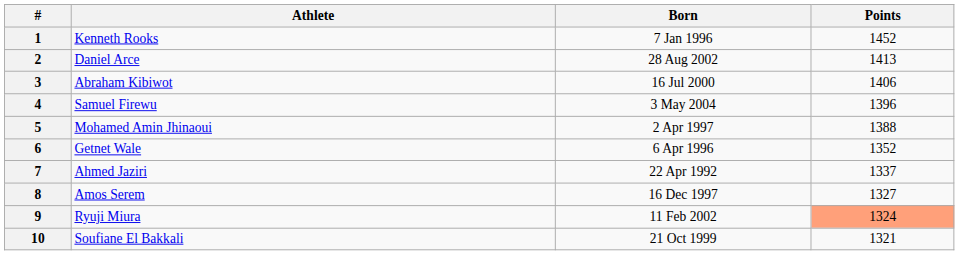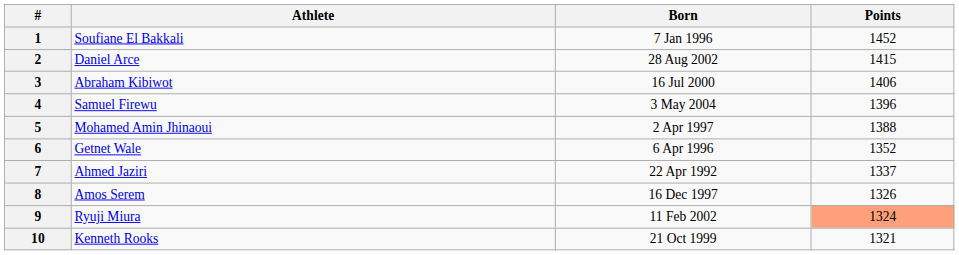(116, 38) Kenneth Rooks -> (129, 38) Soufiane El Bakkali
(883, 60) 1413 -> (883, 60) 1415
(883, 194) 1327 -> (883, 194) 1326
(129, 239) Soufiane El Bakkali -> (116, 239) Kenneth Rooks
